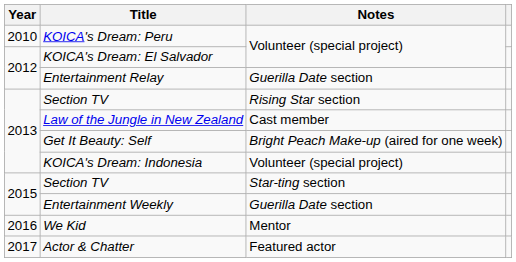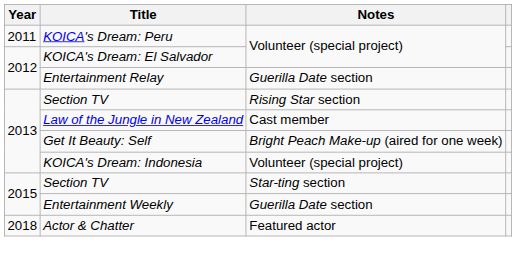(22, 36) 2010 -> (22, 36) 2011
- row: (64, 225)
(22, 246) 2017 -> (22, 225) 2018
